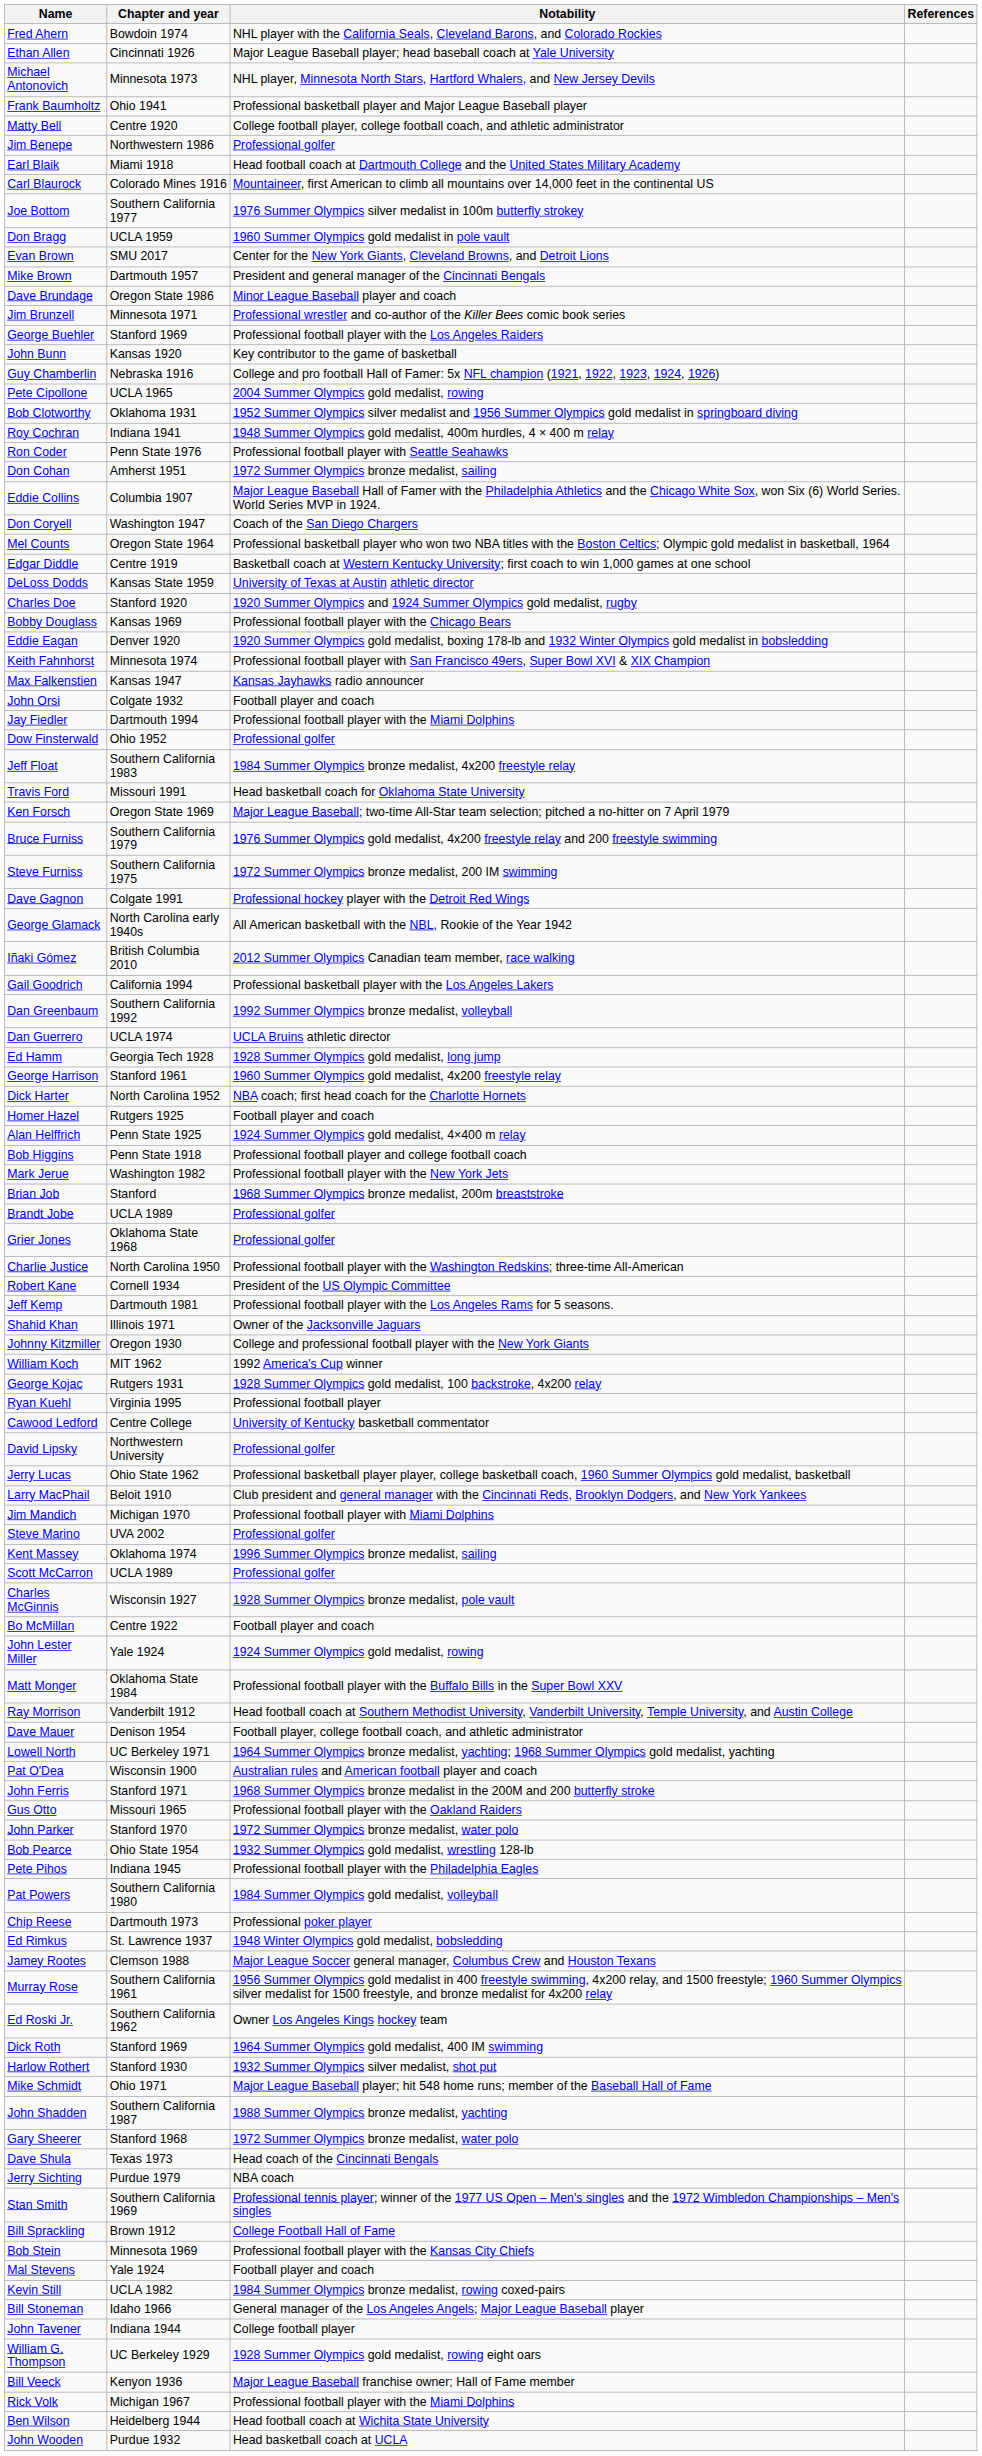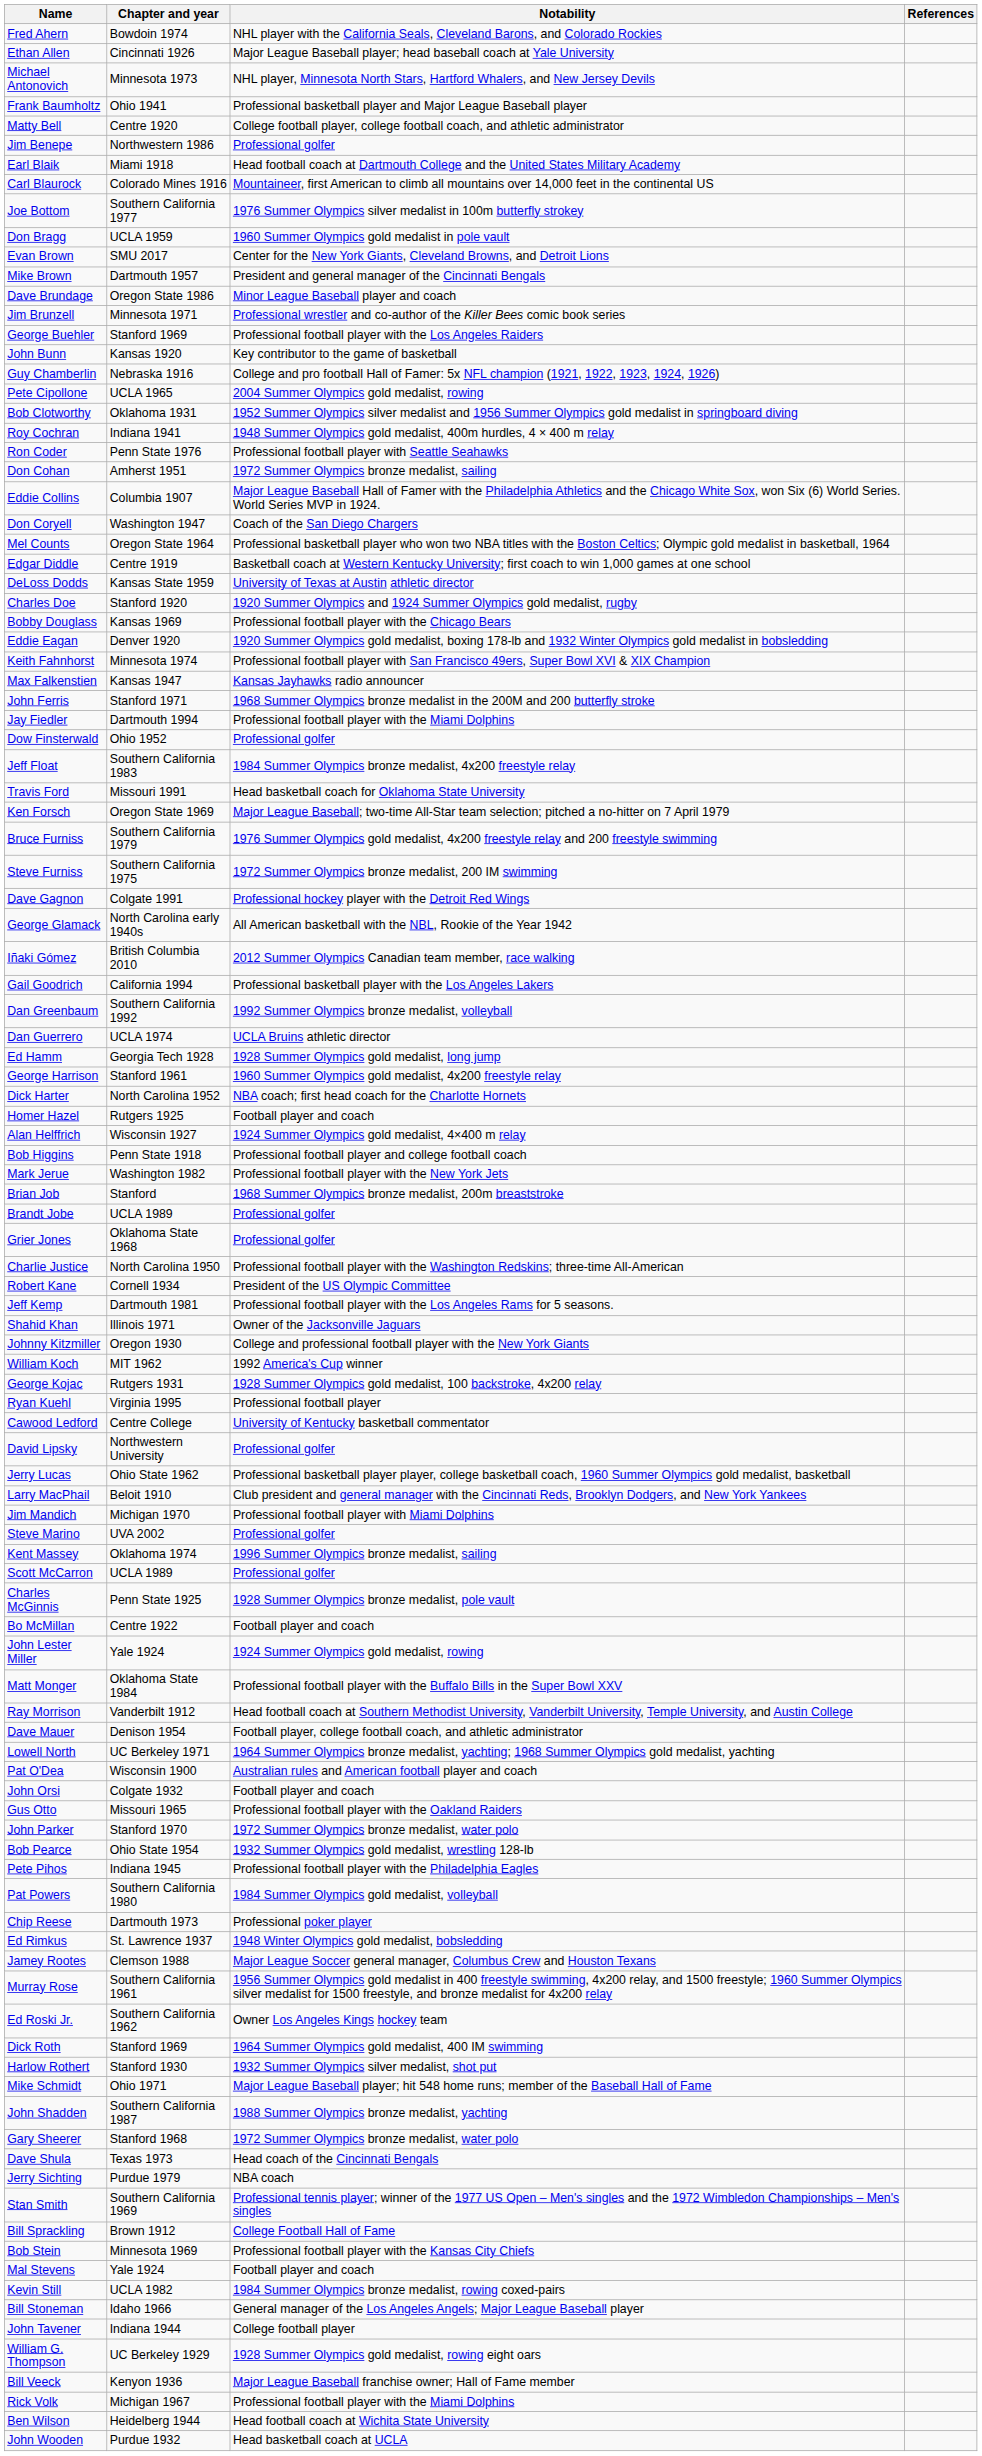rows swapped: (38, 1790) <-> (34, 700)
(156, 1135) Penn State 1925 -> (153, 1135) Wisconsin 1927
(153, 1599) Wisconsin 1927 -> (156, 1599) Penn State 1925
